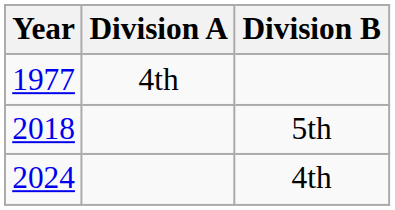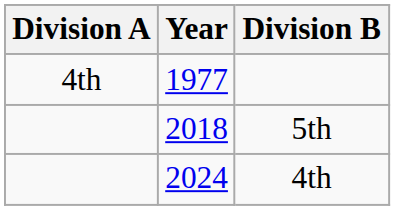columns swapped: (44, 29) <-> (159, 29)
